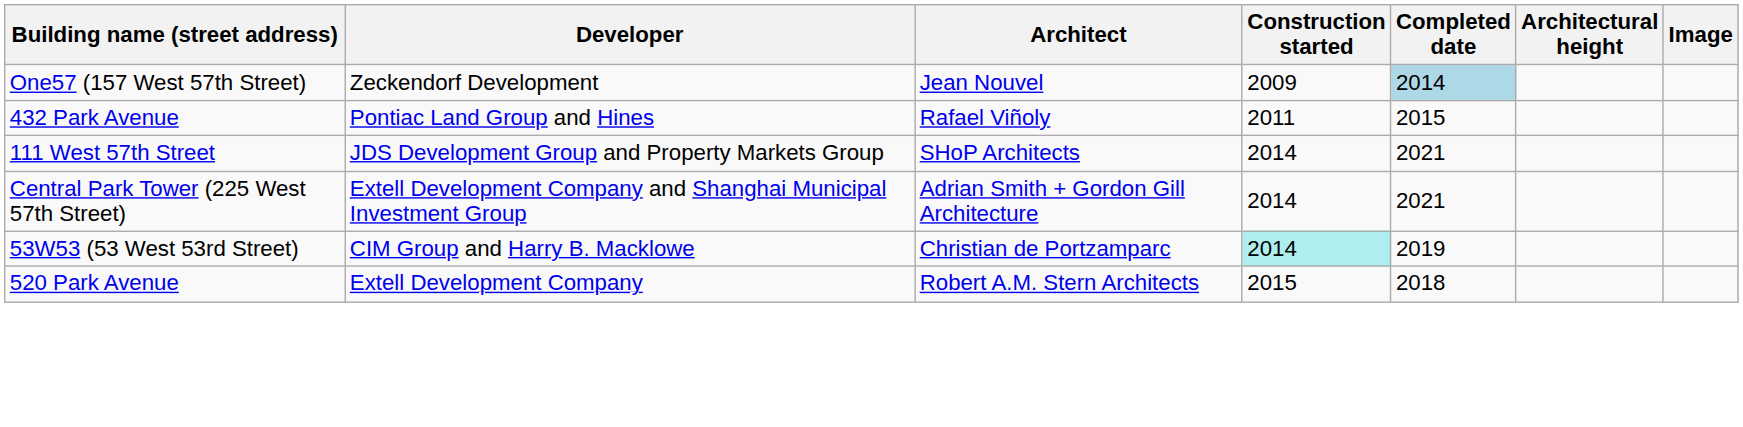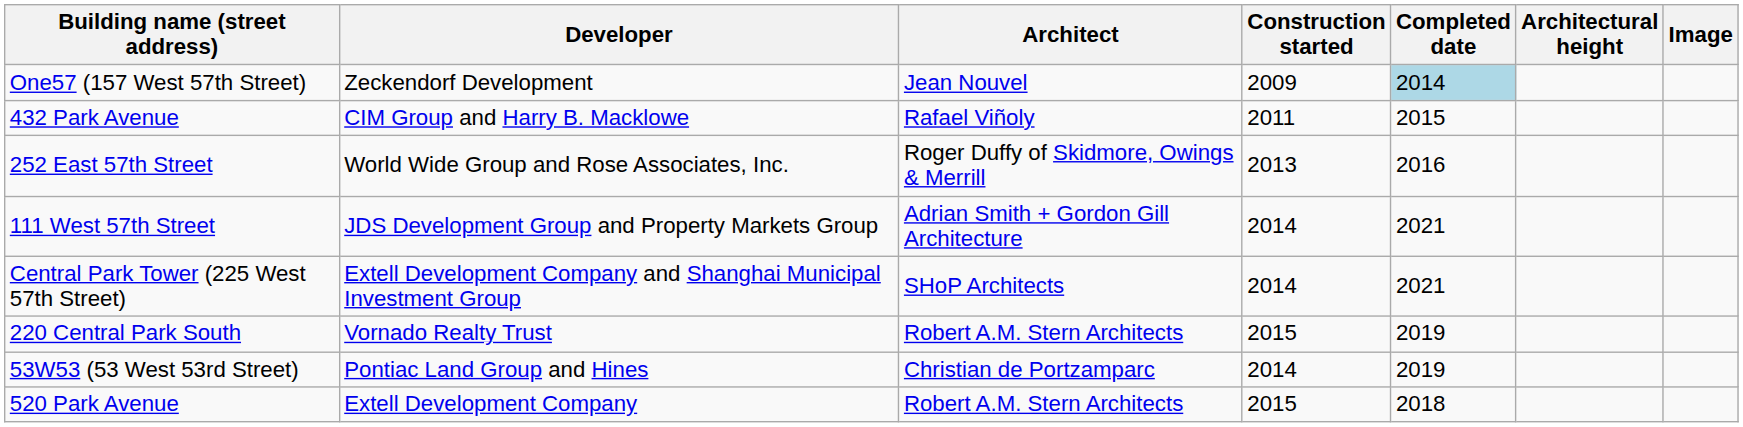(502, 117) Pontiac Land Group and Hines -> (517, 117) CIM Group and Harry B. Macklowe
+ row: (111, 165)
(1000, 152) SHoP Architects -> (1036, 225) Adrian Smith + Gordon Gill Architecture
(1052, 200) Adrian Smith + Gordon Gill Architecture -> (984, 286) SHoP Architects
+ row: (125, 333)
(522, 248) CIM Group and Harry B. Macklowe -> (496, 369) Pontiac Land Group and Hines
(1272, 248) paleturquoise background -> (1272, 369) no background
